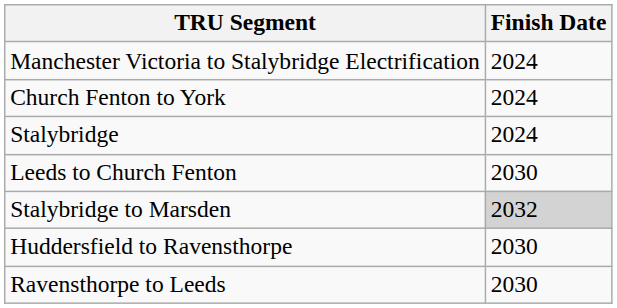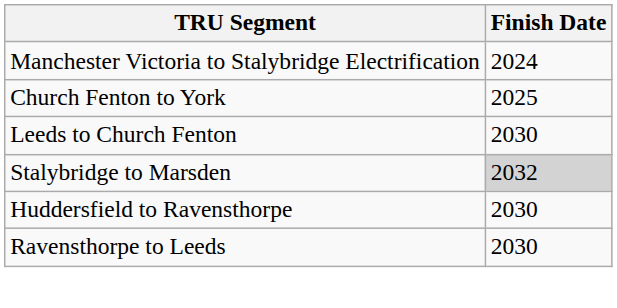(514, 97) 2024 -> (514, 97) 2025
- row: (64, 135)
